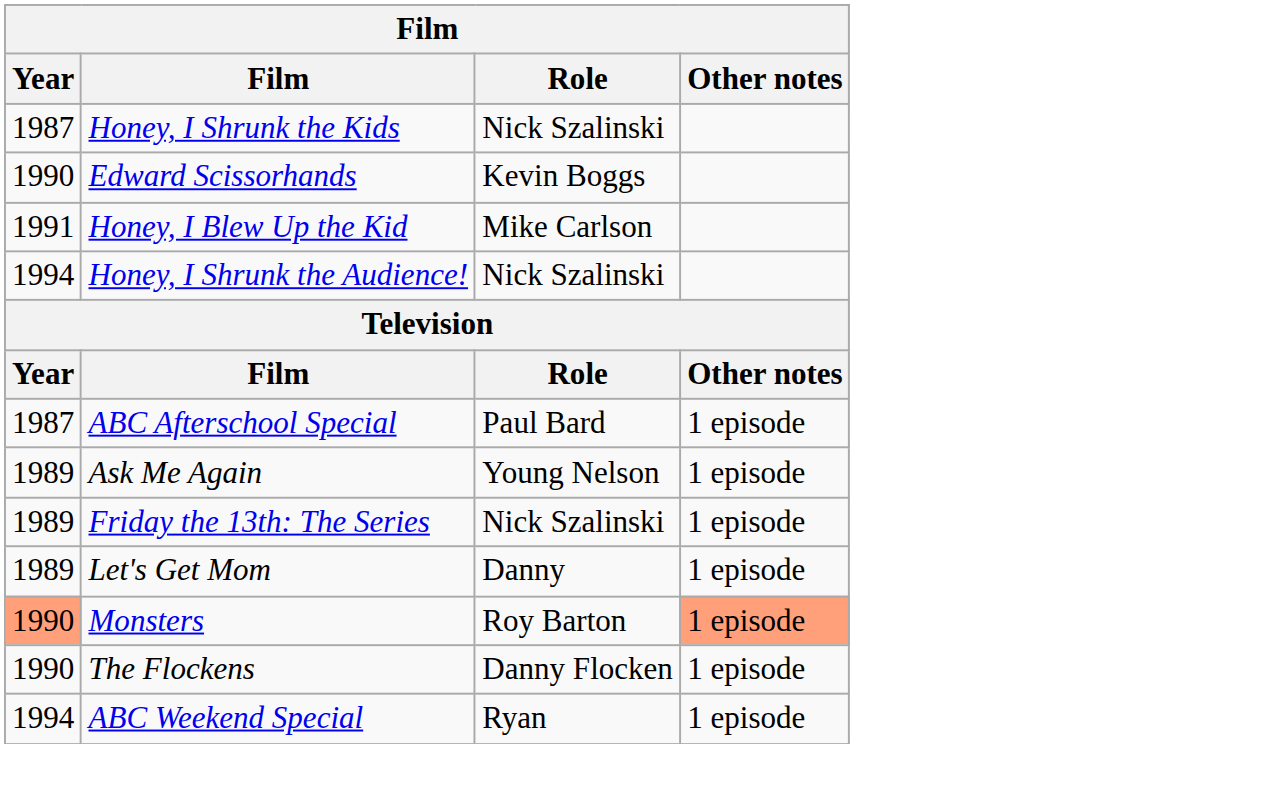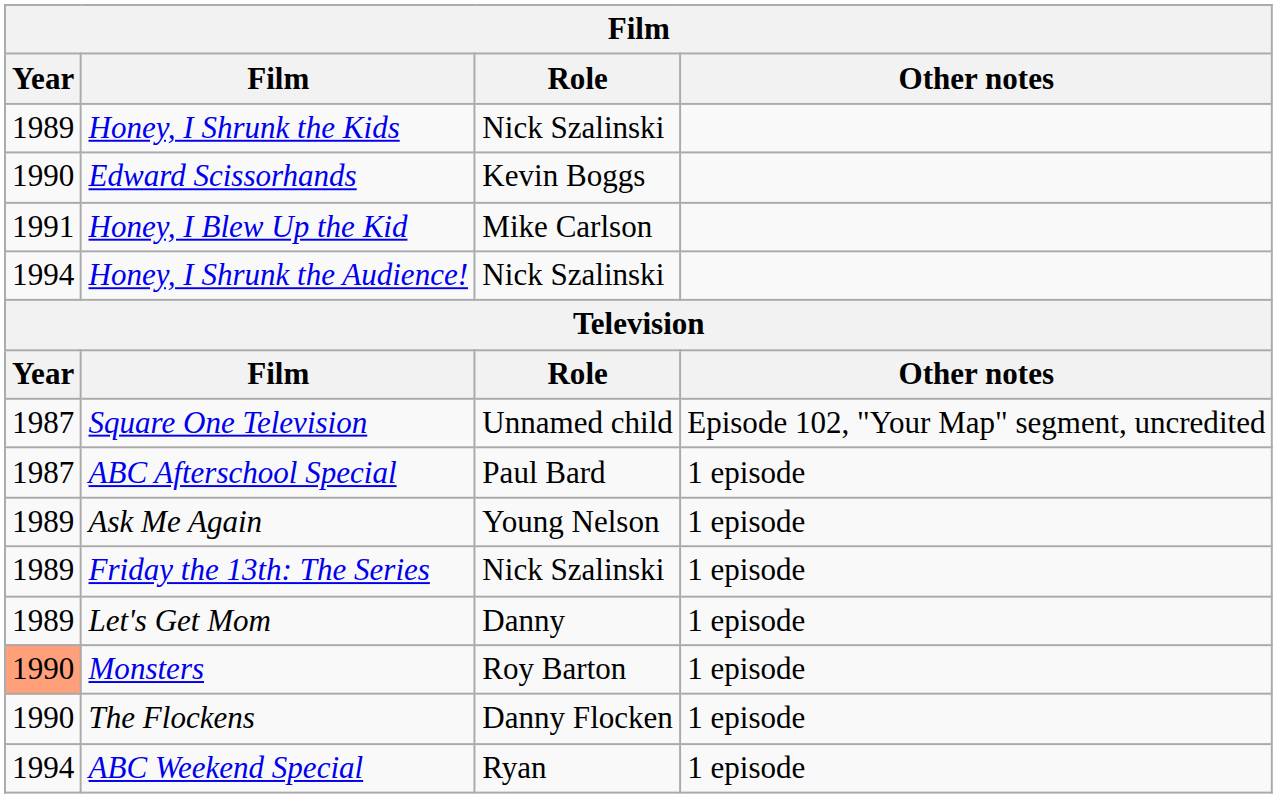(43, 127) 1987 -> (43, 127) 1989
+ row: (228, 422)
(746, 619) lightsalmon background -> (746, 669) no background
